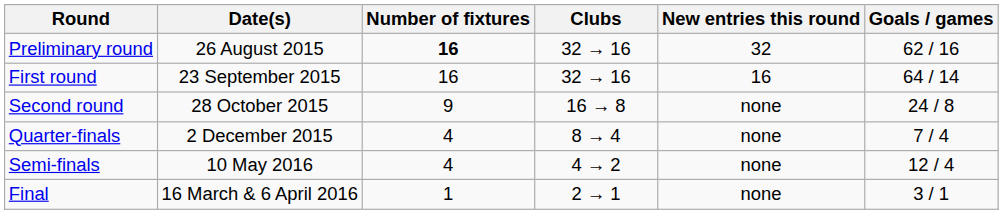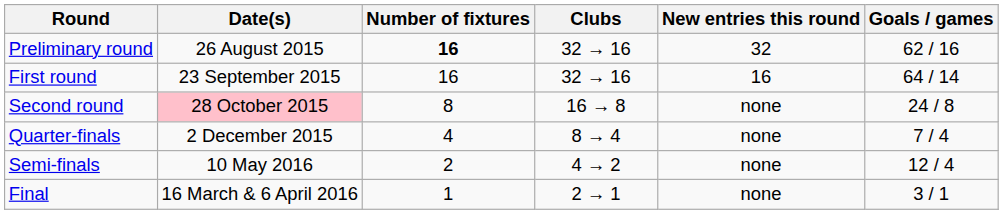(260, 106) no background -> (260, 106) pink background
(448, 106) 9 -> (448, 106) 8
(448, 164) 4 -> (448, 164) 2
